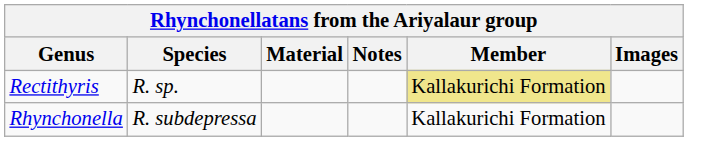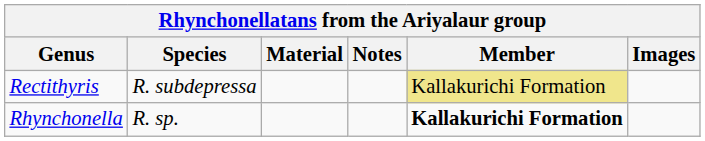(156, 86) R. sp. -> (195, 86) R. subdepressa
(195, 119) R. subdepressa -> (156, 119) R. sp.
(508, 119) normal -> (517, 119) bold
